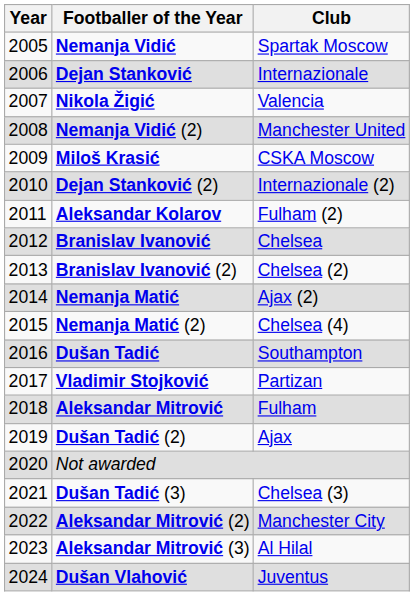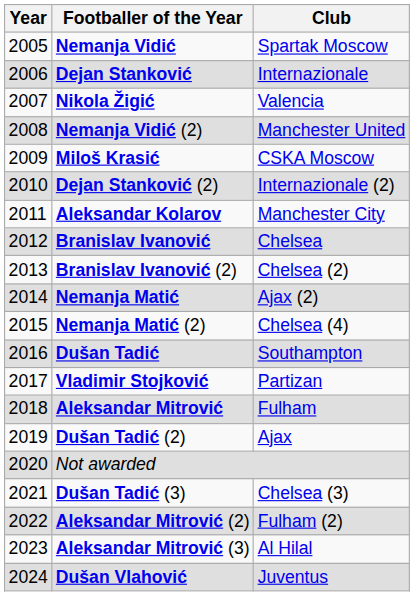(300, 213) Fulham (2) -> (321, 213) Manchester City
(321, 520) Manchester City -> (300, 520) Fulham (2)
